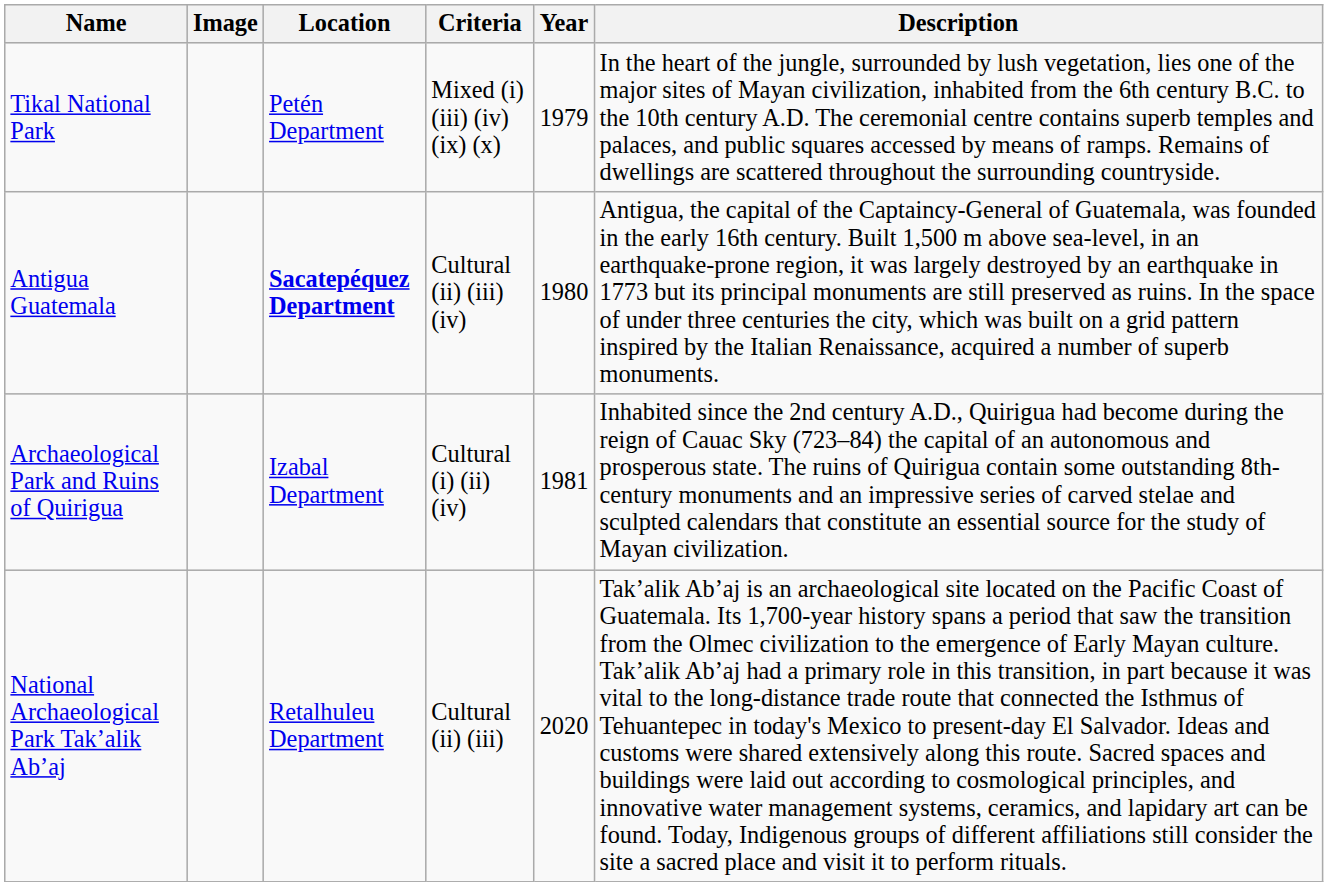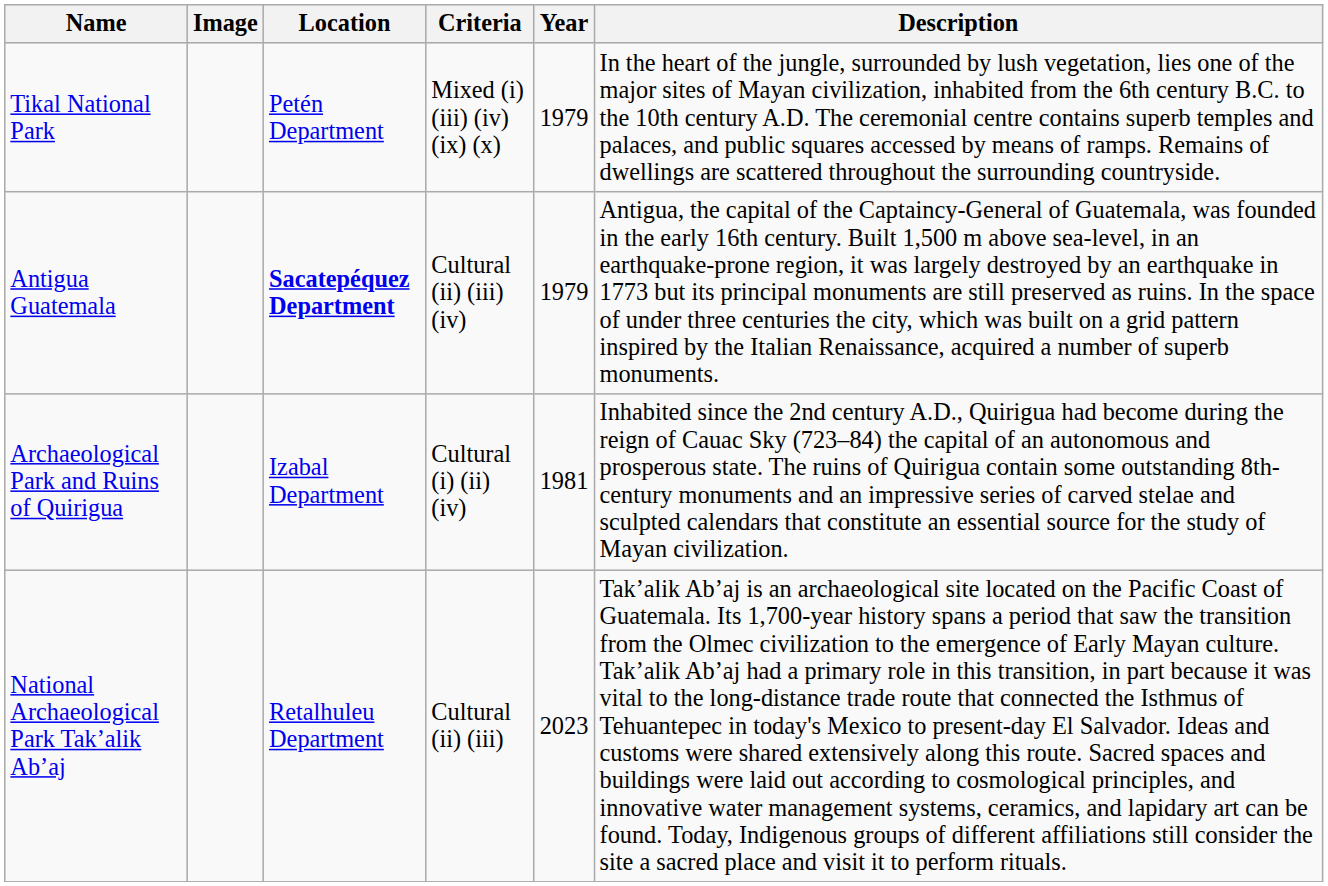(564, 292) 1980 -> (564, 292) 1979
(564, 725) 2020 -> (564, 725) 2023
